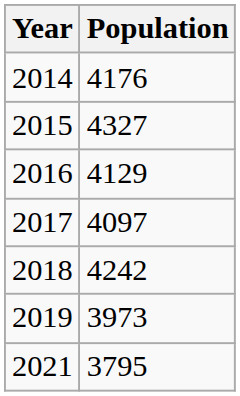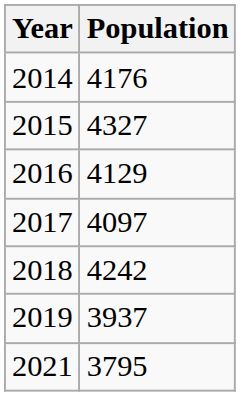(117, 317) 3973 -> (117, 317) 3937
